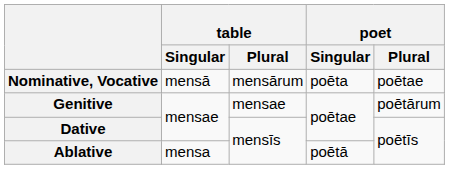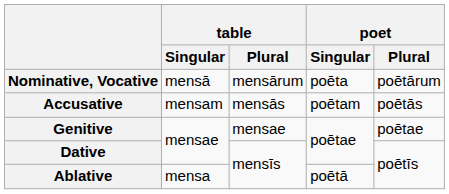(400, 81) poētae -> (409, 81) poētārum
+ row: (83, 104)
(409, 104) poētārum -> (400, 128) poētae
